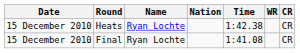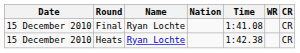rows swapped: (109, 26) <-> (109, 40)
